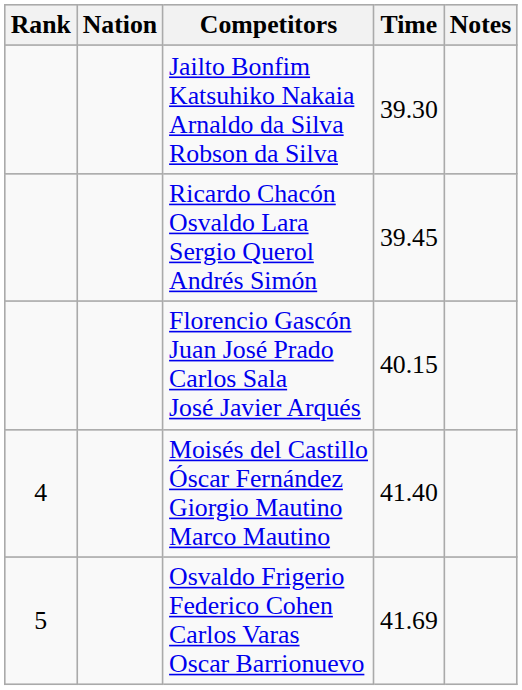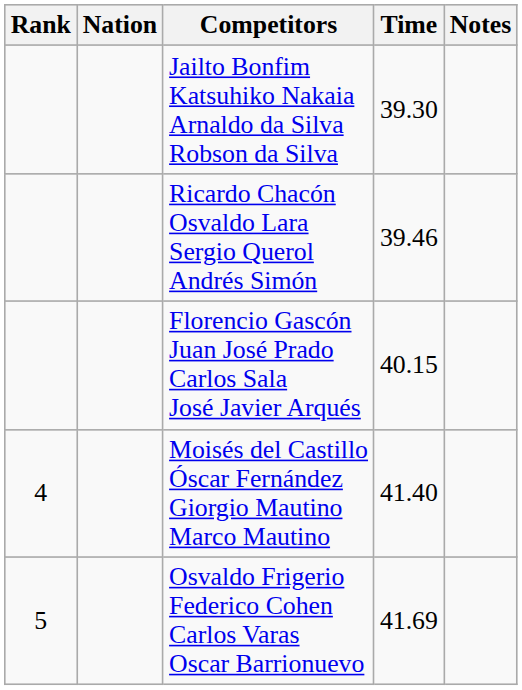(409, 237) 39.45 -> (409, 237) 39.46
